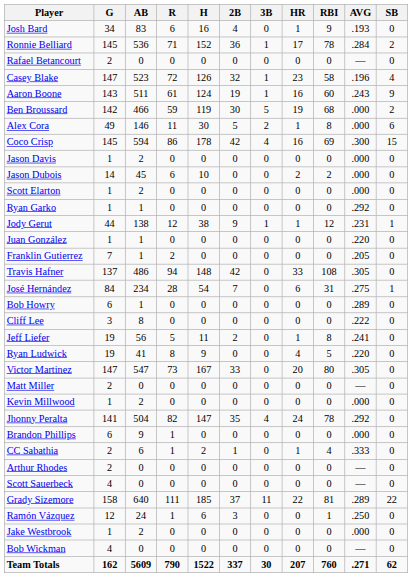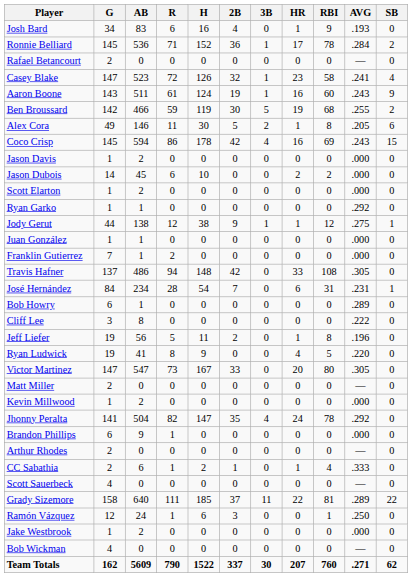(360, 77) .196 -> (360, 77) .241
(360, 110) .000 -> (360, 110) .255
(360, 126) .000 -> (360, 126) .205
(360, 142) .300 -> (360, 142) .243
(360, 223) .231 -> (360, 223) .275
(360, 239) .220 -> (360, 239) .000
(360, 256) .205 -> (360, 256) .000
(360, 288) .275 -> (360, 288) .231
(360, 337) .241 -> (360, 337) .196
rows swapped: (37, 467) <-> (32, 451)
